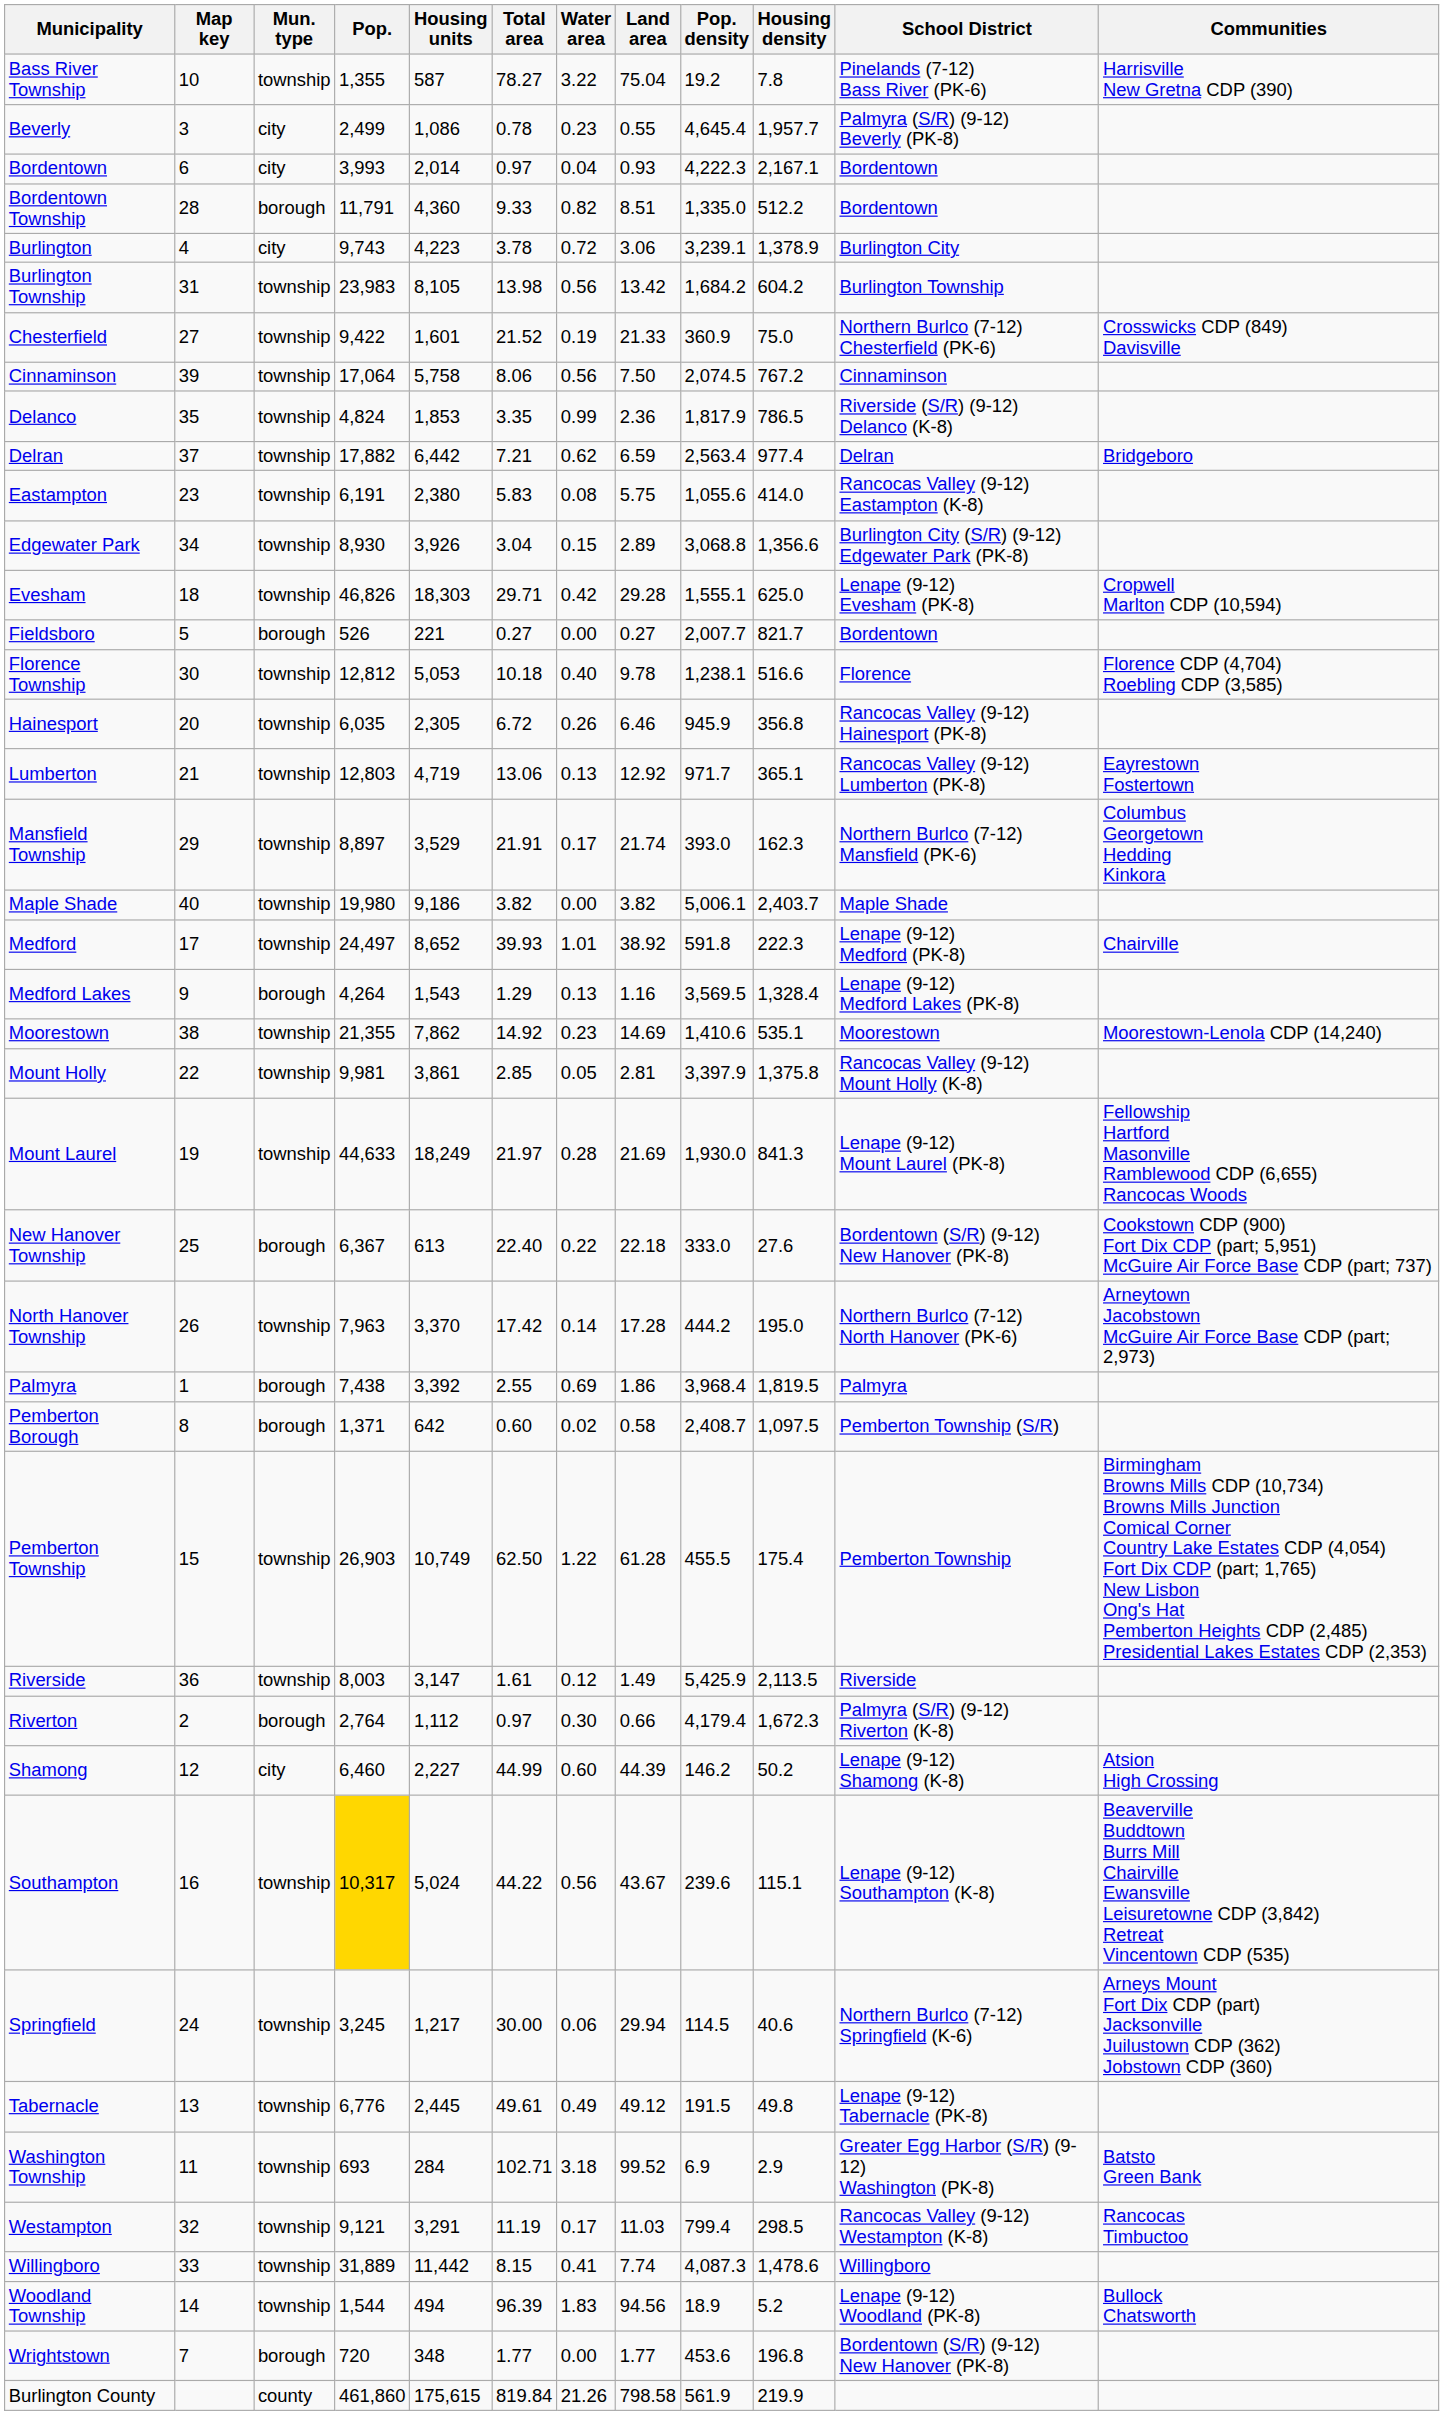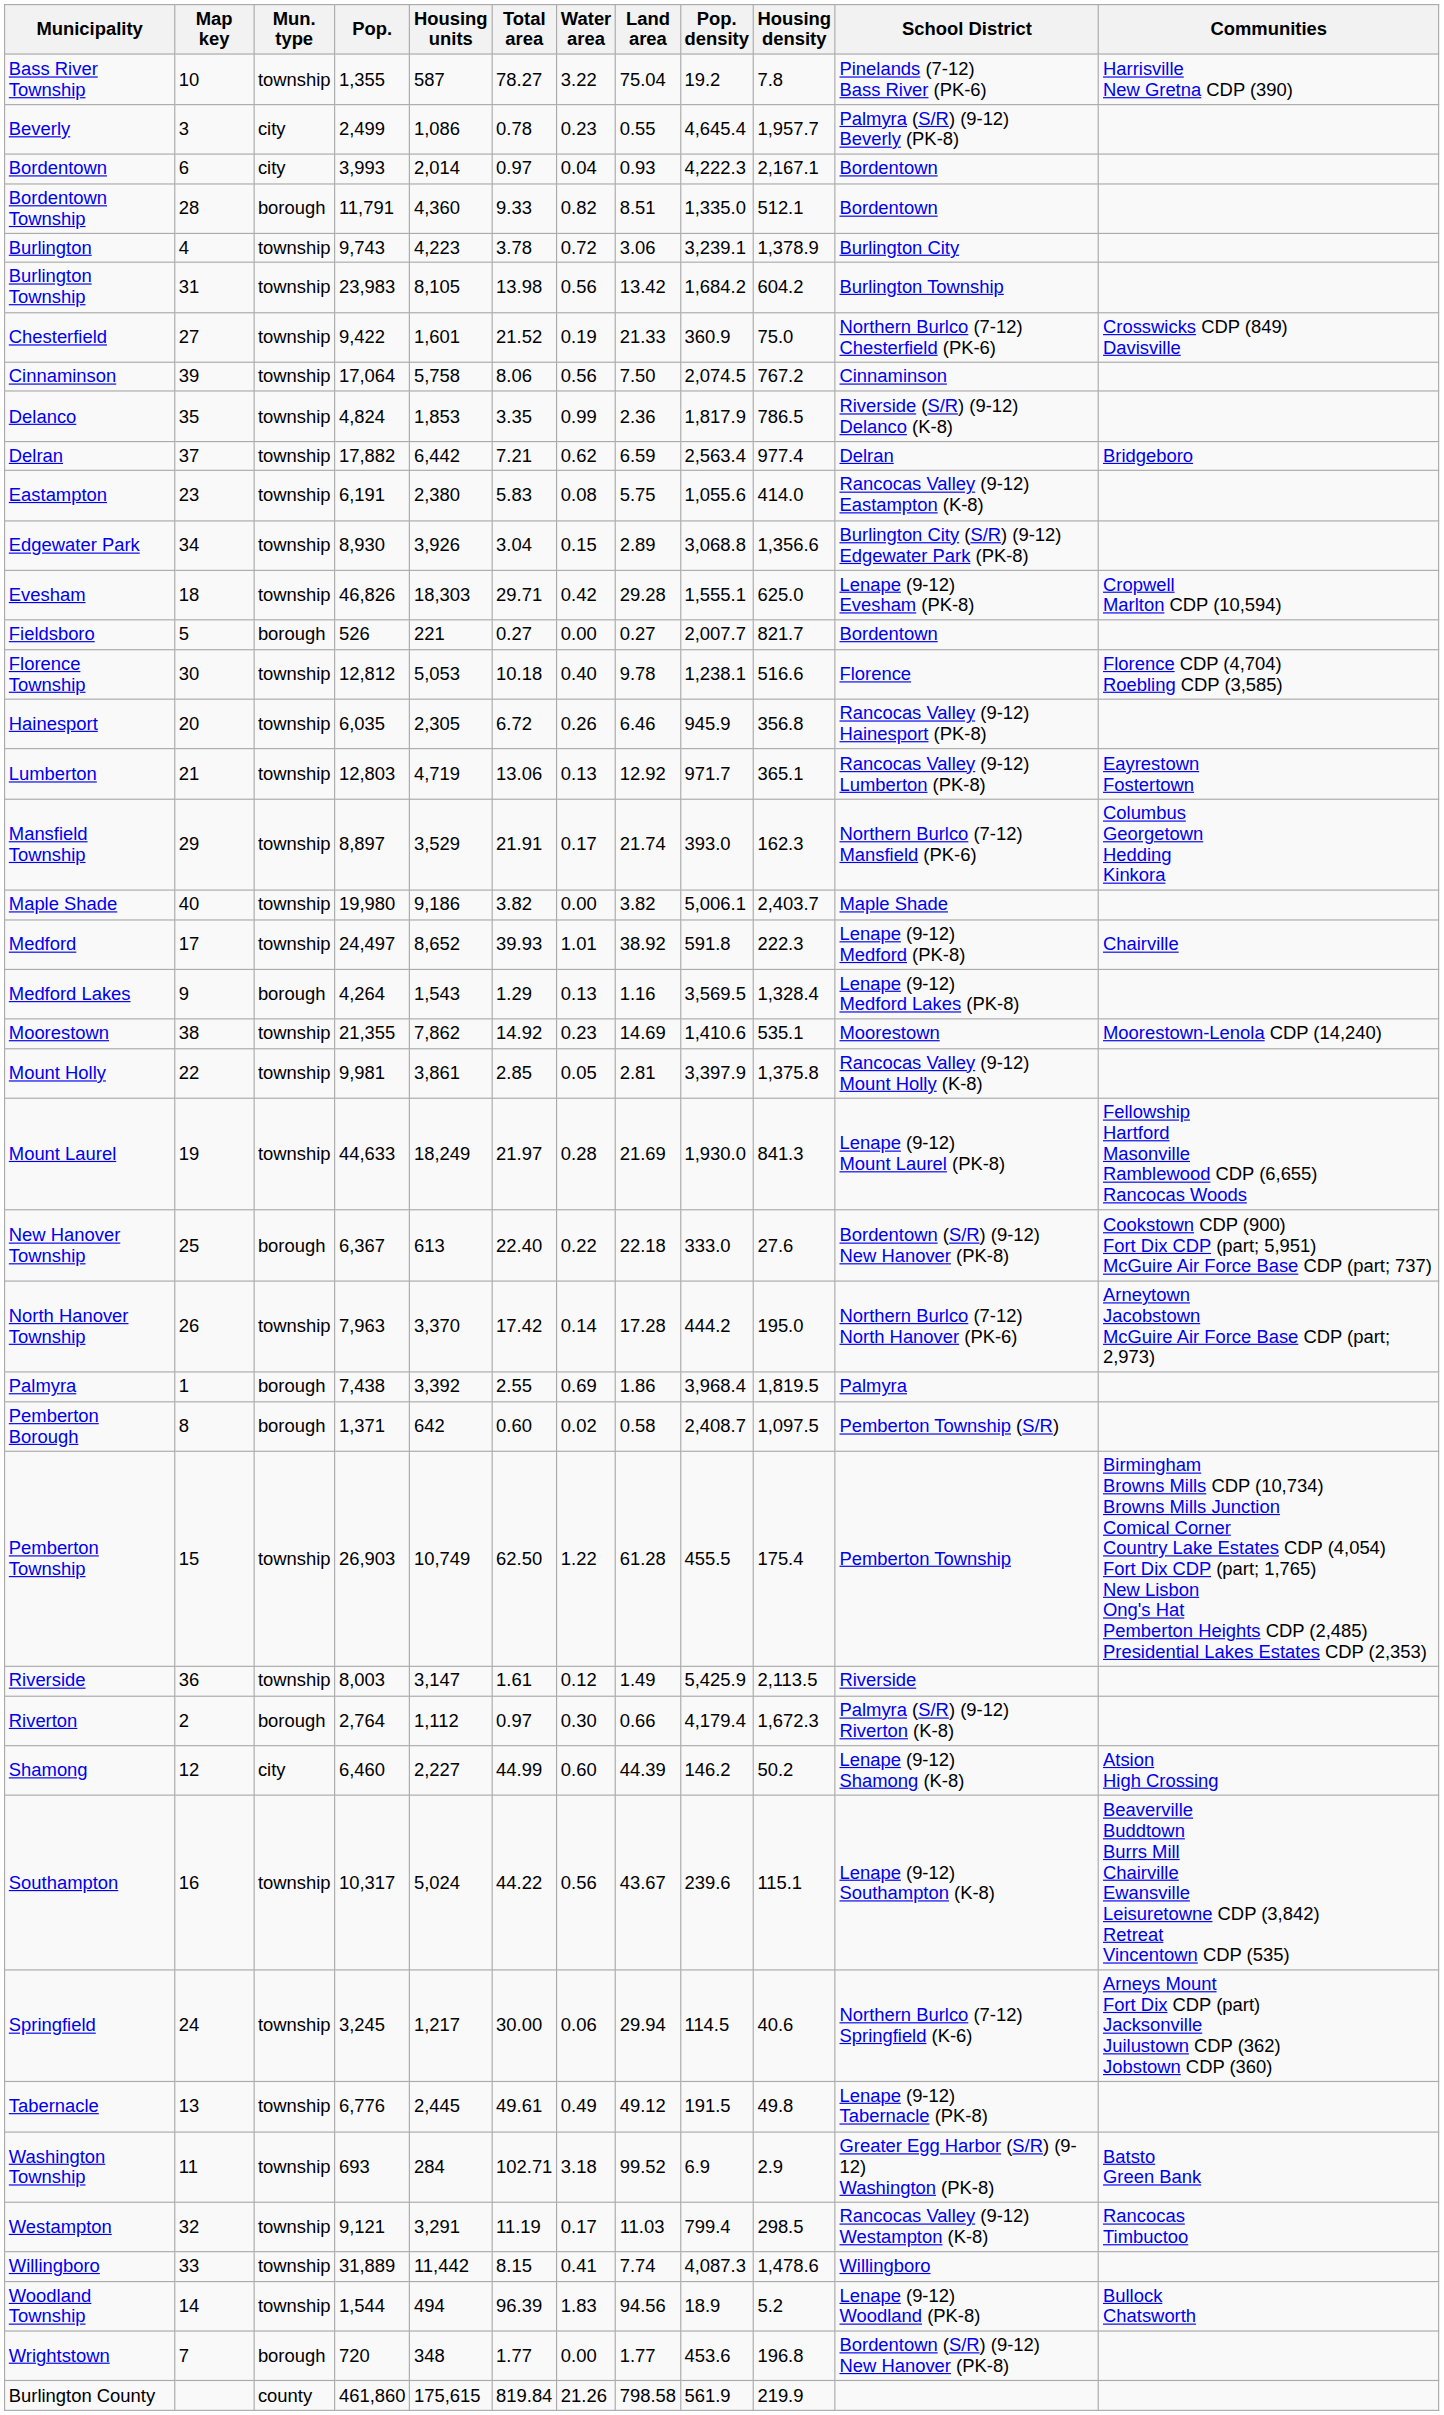(780, 208) 512.2 -> (780, 208) 512.1
(272, 247) city -> (294, 247) township
(367, 1882) gold background -> (367, 1882) no background
